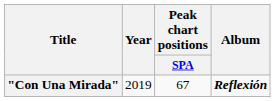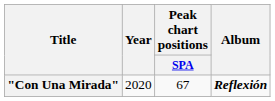(138, 85) 2019 -> (138, 85) 2020
